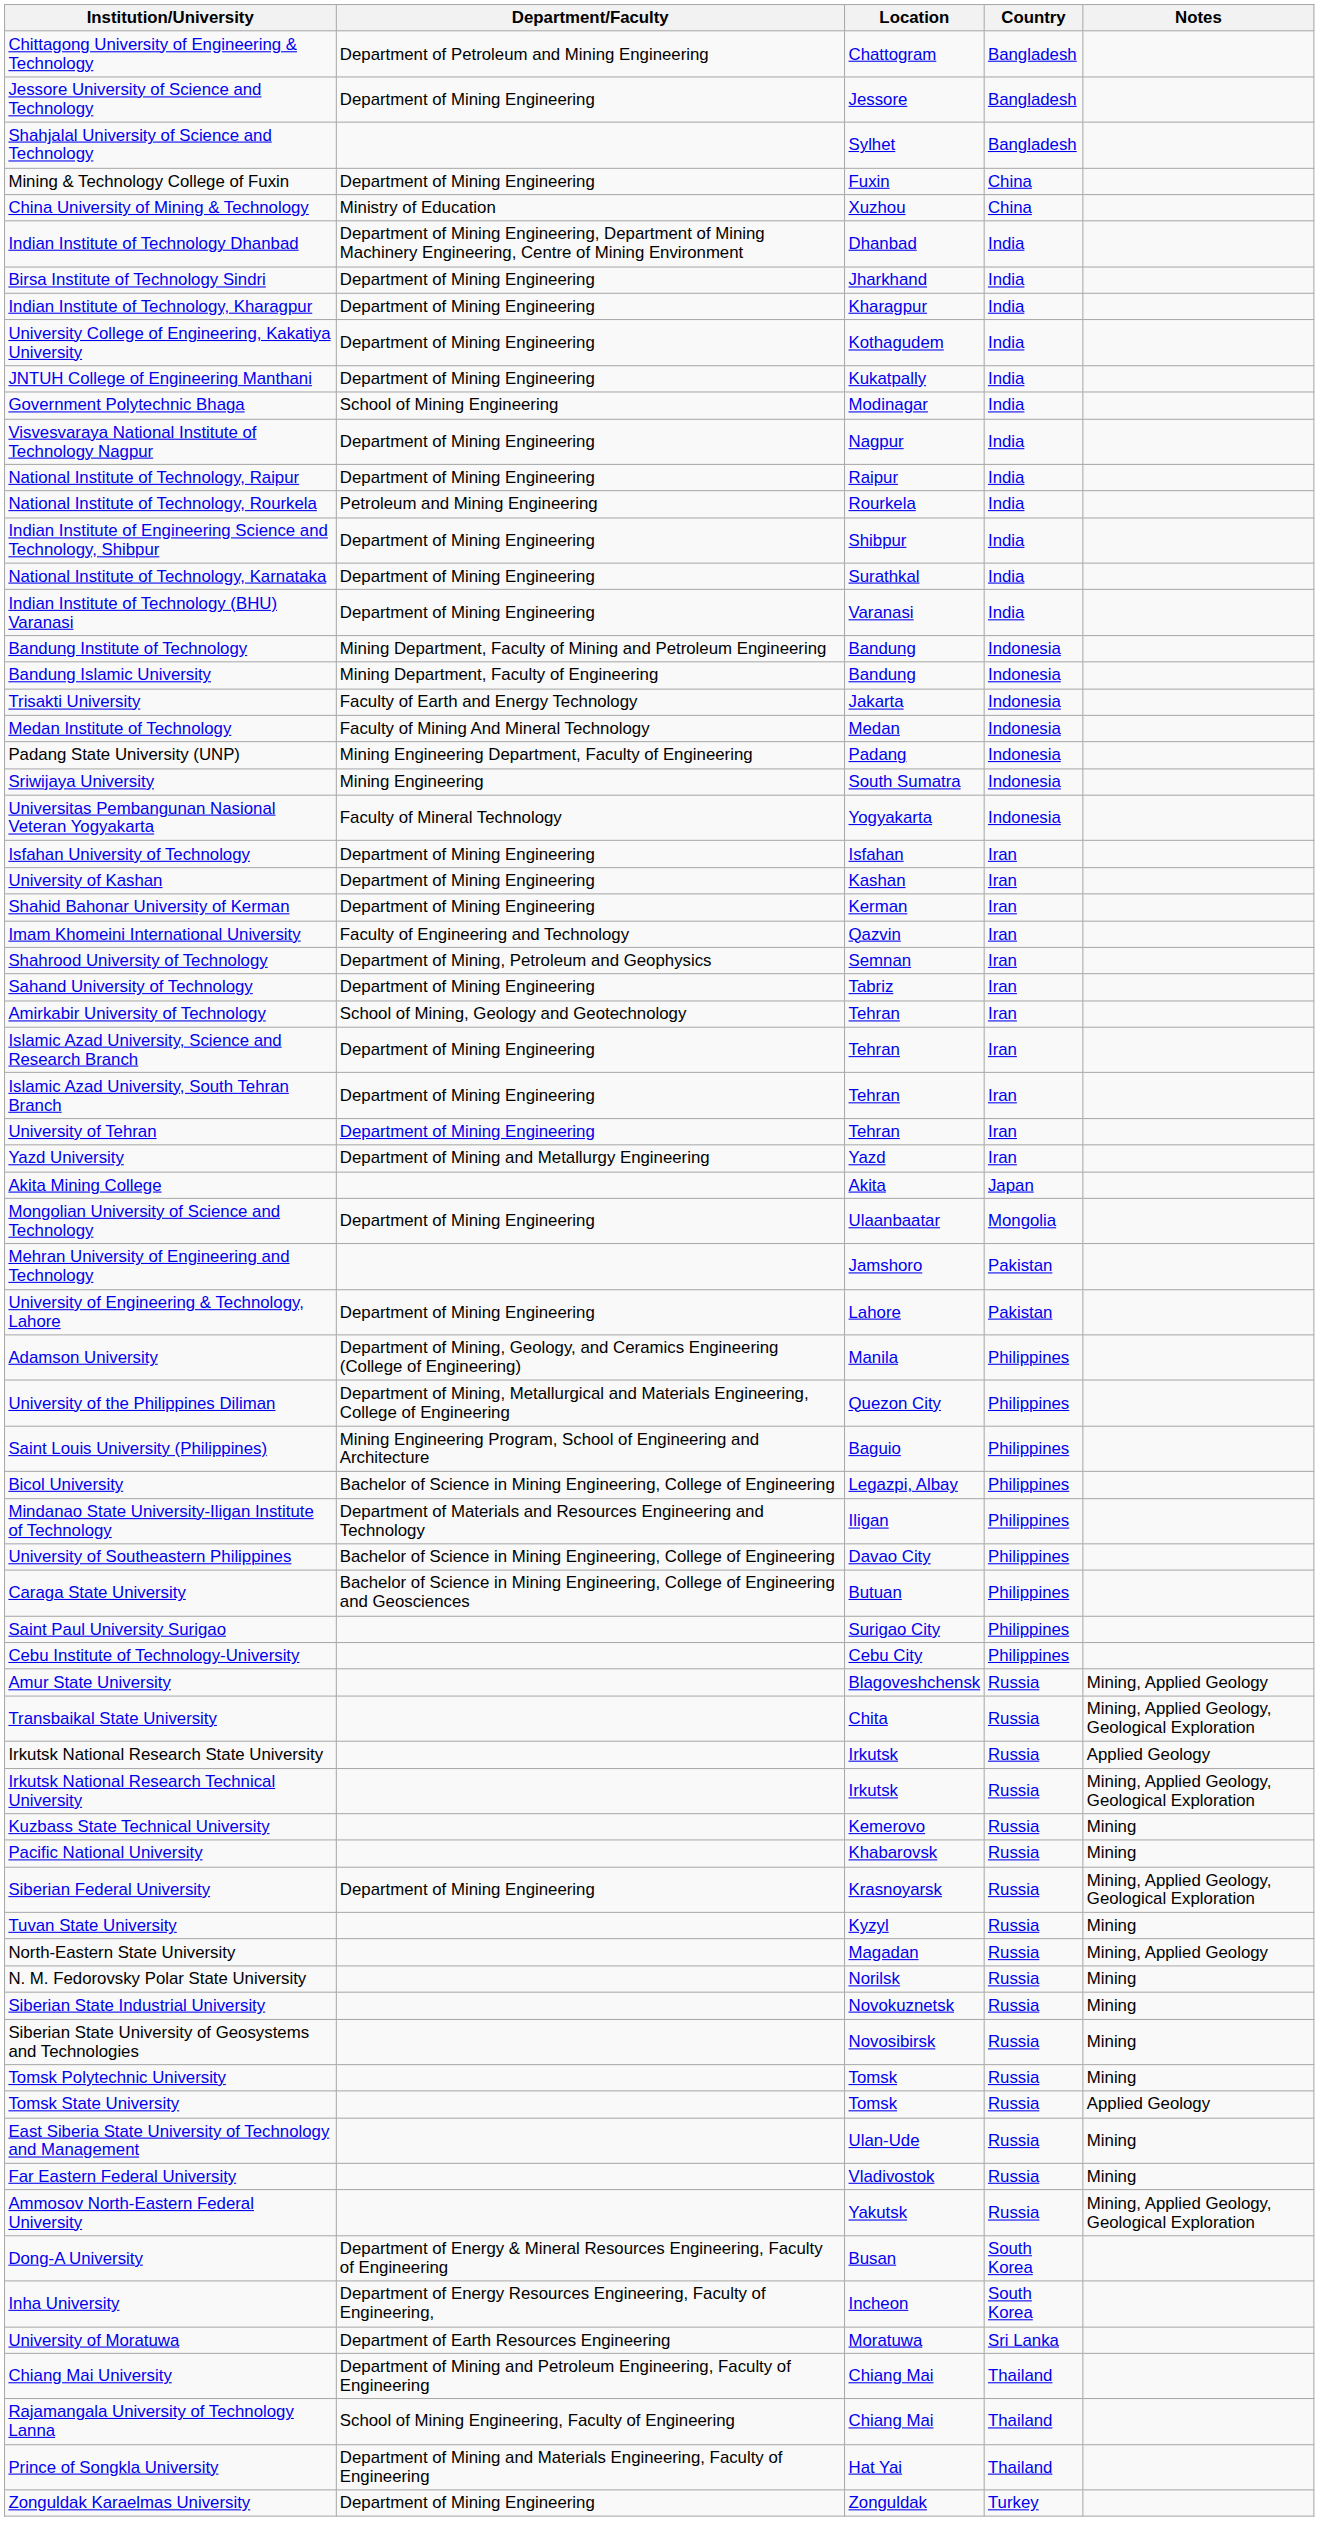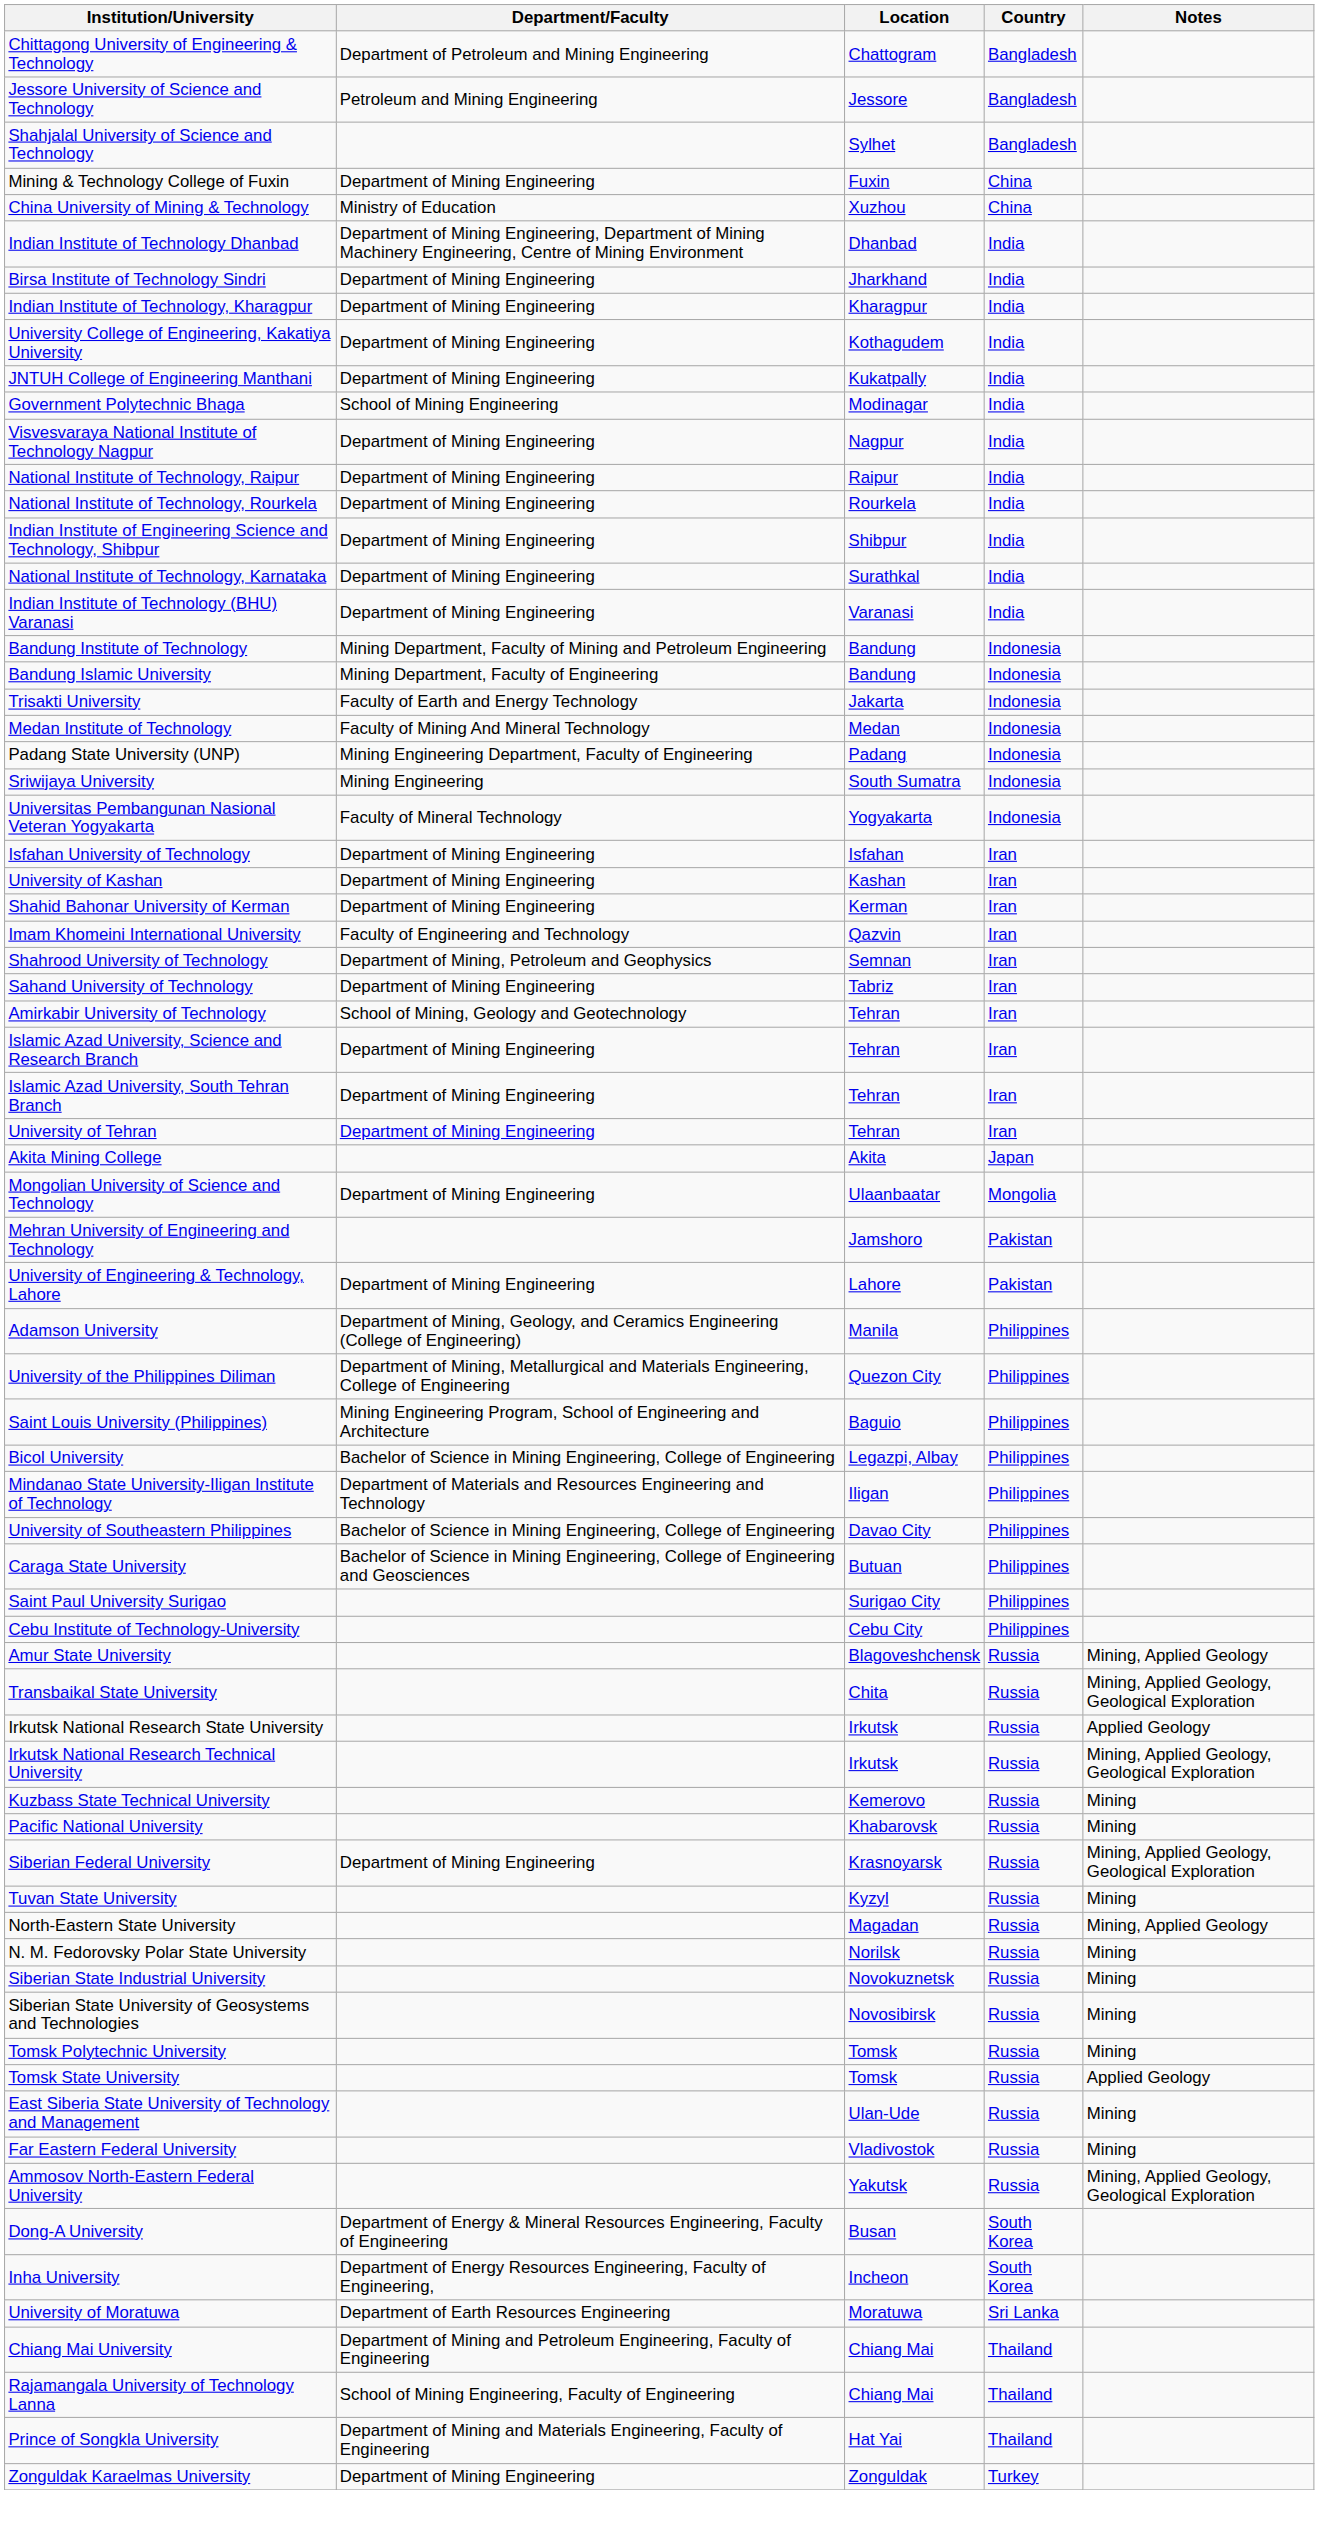(467, 99) Department of Mining Engineering -> (469, 99) Petroleum and Mining Engineering
(469, 504) Petroleum and Mining Engineering -> (467, 504) Department of Mining Engineering
- row: (66, 1158)
